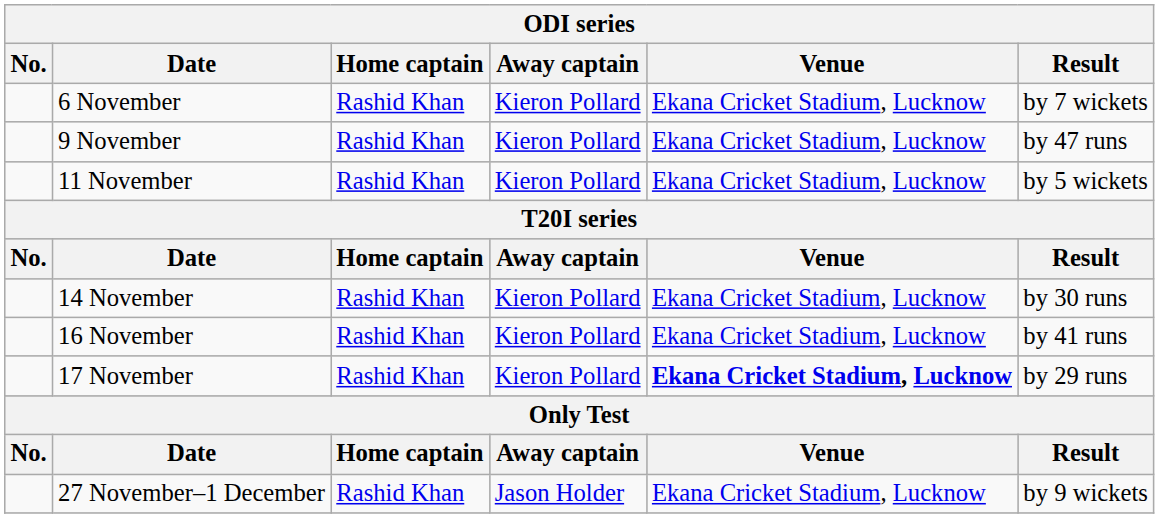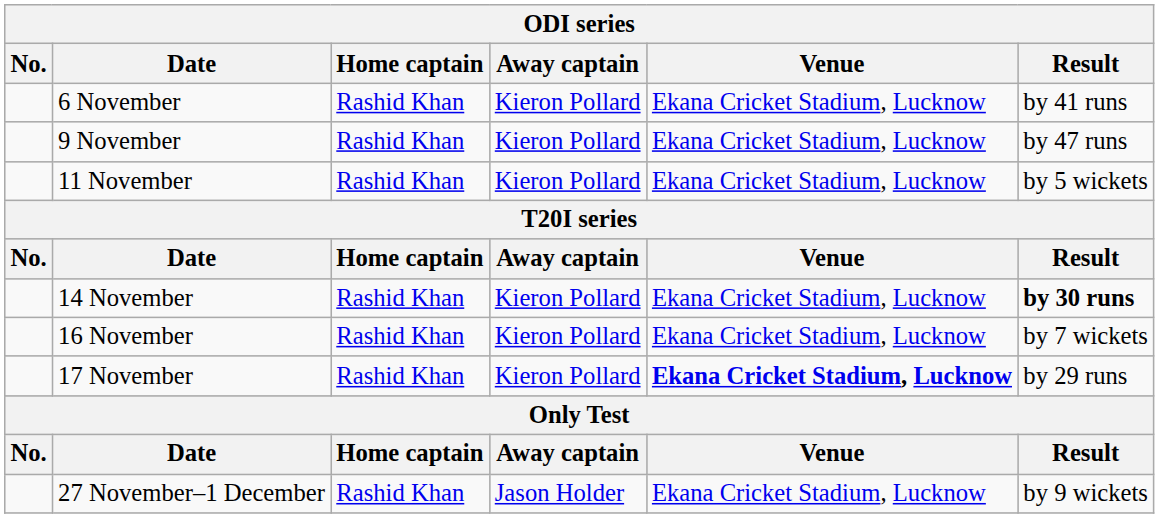(1086, 102) by 7 wickets -> (1075, 102) by 41 runs
(1075, 297) normal -> (1079, 297) bold
(1075, 336) by 41 runs -> (1086, 336) by 7 wickets
